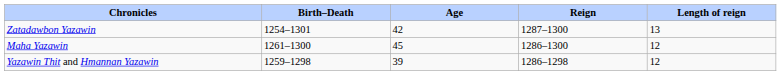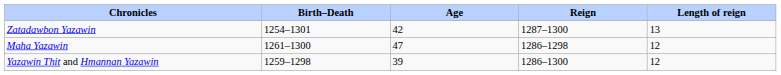(398, 45) 45 -> (398, 45) 47
(544, 45) 1286–1300 -> (544, 45) 1286–1298
(544, 62) 1286–1298 -> (544, 62) 1286–1300
